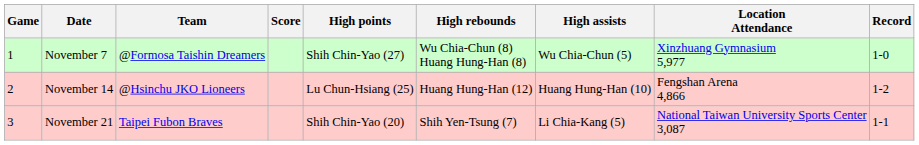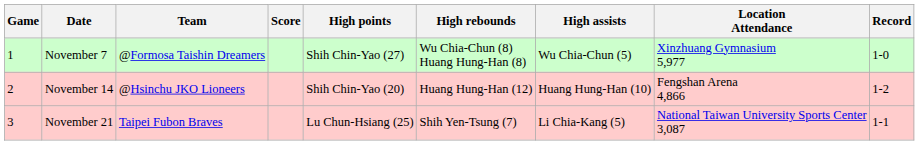(360, 89) Lu Chun-Hsiang (25) -> (355, 89) Shih Chin-Yao (20)
(355, 122) Shih Chin-Yao (20) -> (360, 122) Lu Chun-Hsiang (25)
